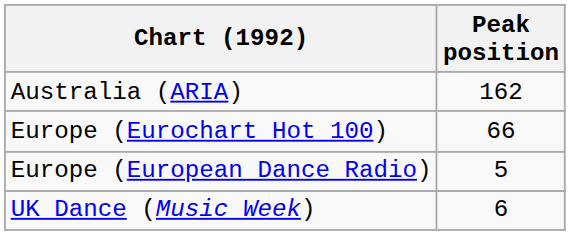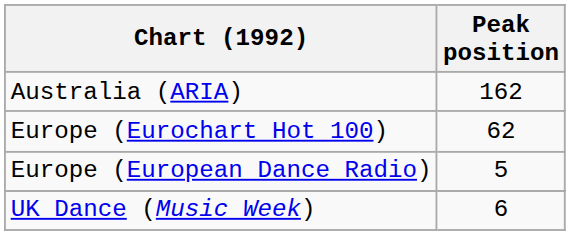(501, 131) 66 -> (501, 131) 62
